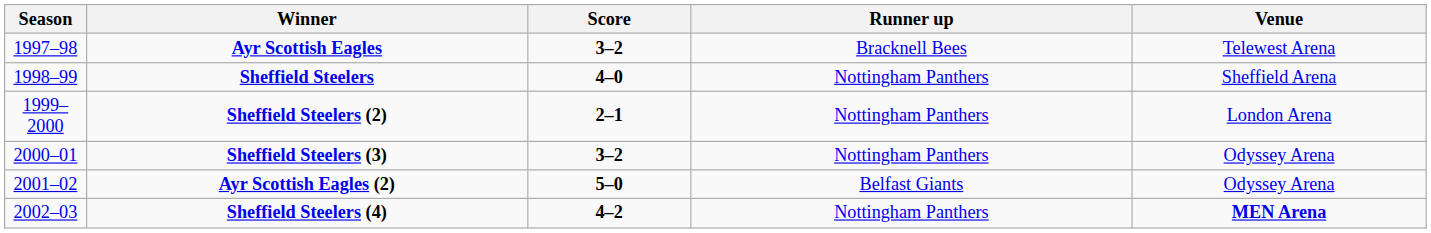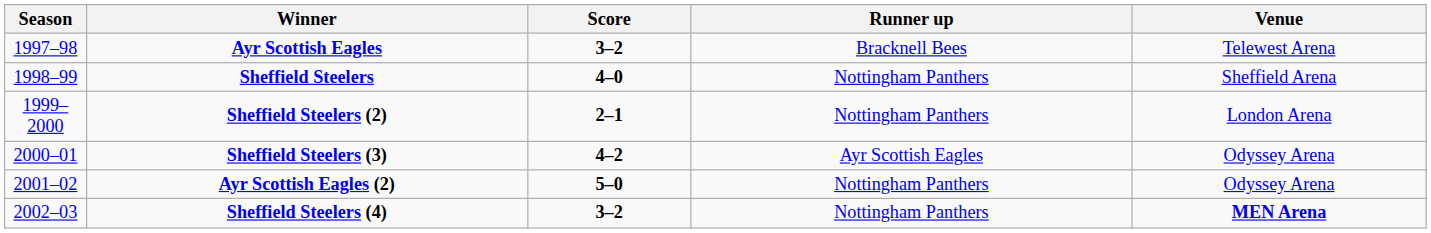(609, 155) 3–2 -> (609, 155) 4–2
(911, 155) Nottingham Panthers -> (911, 155) Ayr Scottish Eagles
(911, 184) Belfast Giants -> (911, 184) Nottingham Panthers
(609, 213) 4–2 -> (609, 213) 3–2
